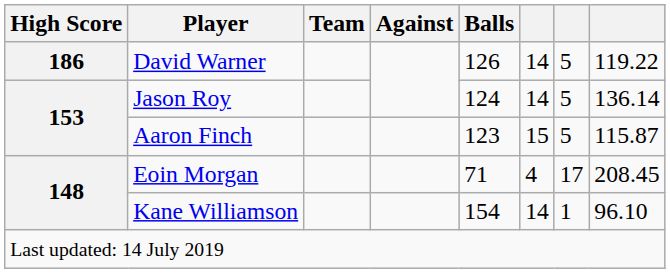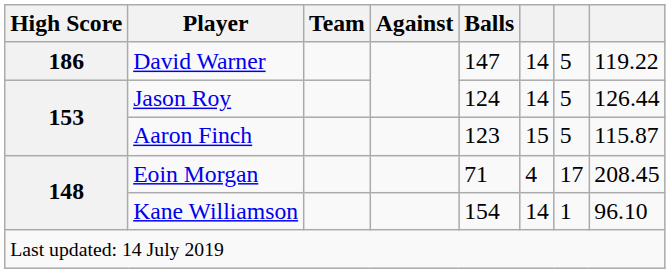(482, 60) 126 -> (482, 60) 147
(627, 98) 136.14 -> (627, 98) 126.44
